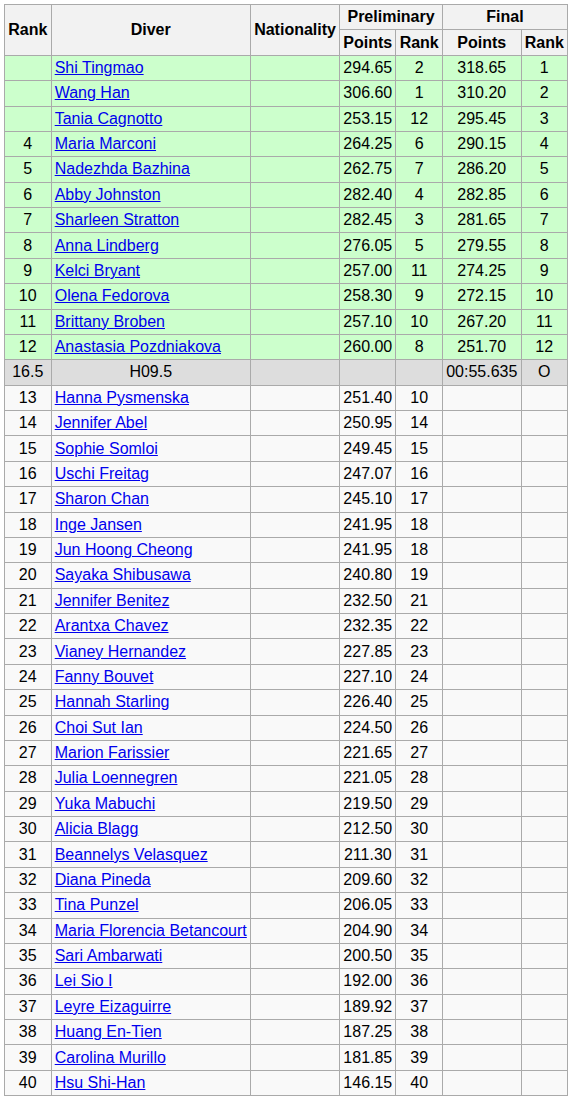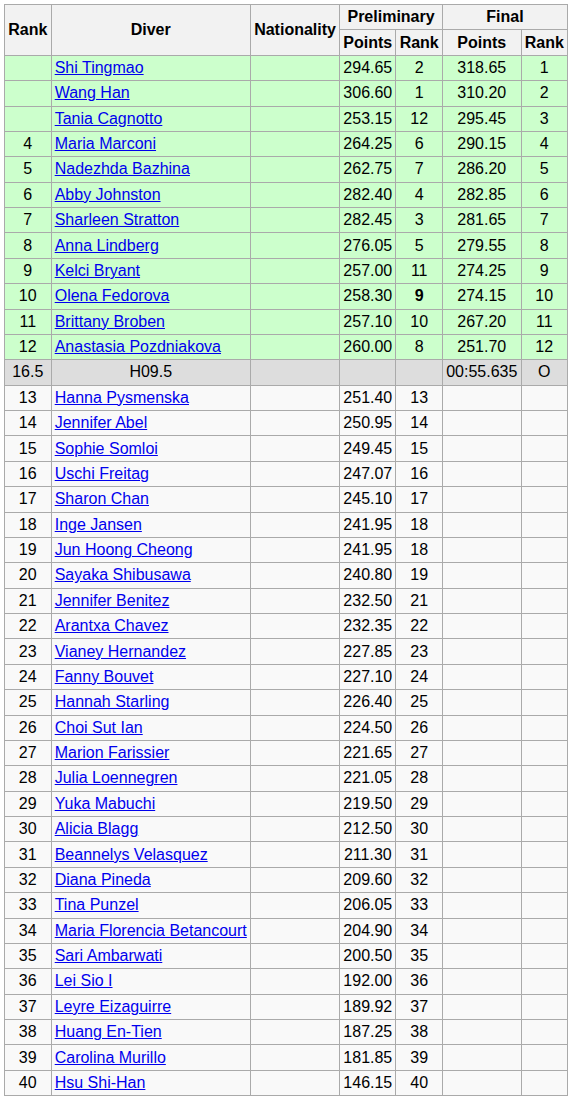(419, 296) normal -> (419, 296) bold
(482, 296) 272.15 -> (482, 296) 274.15
(419, 397) 10 -> (419, 397) 13
